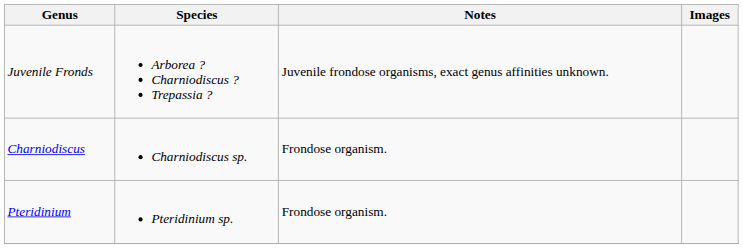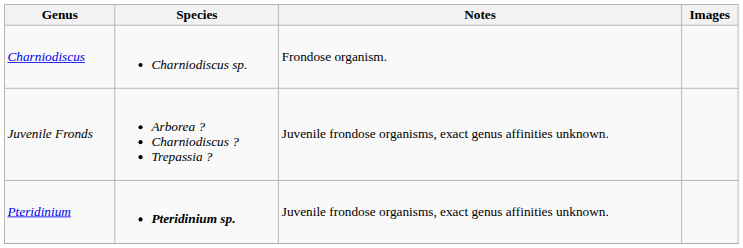rows swapped: (46, 149) <-> (50, 71)
(197, 219) normal -> (197, 219) bold
(334, 211) Frondose organism. -> (445, 211) Juvenile frondose organisms, exact genus affinities unknown.
